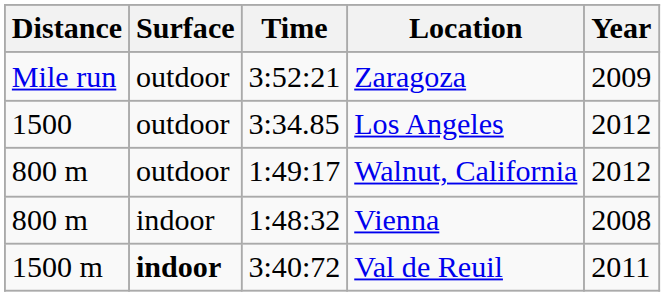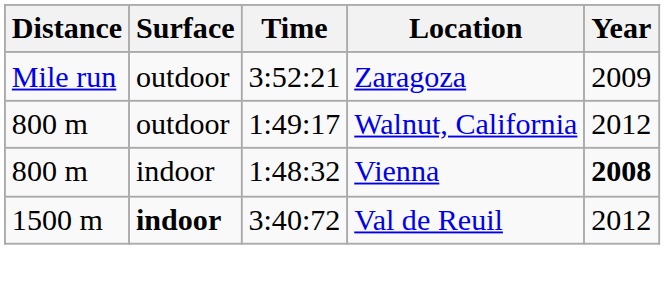- row: (429, 123)
(621, 219) normal -> (621, 171) bold
(621, 266) 2011 -> (621, 219) 2012
